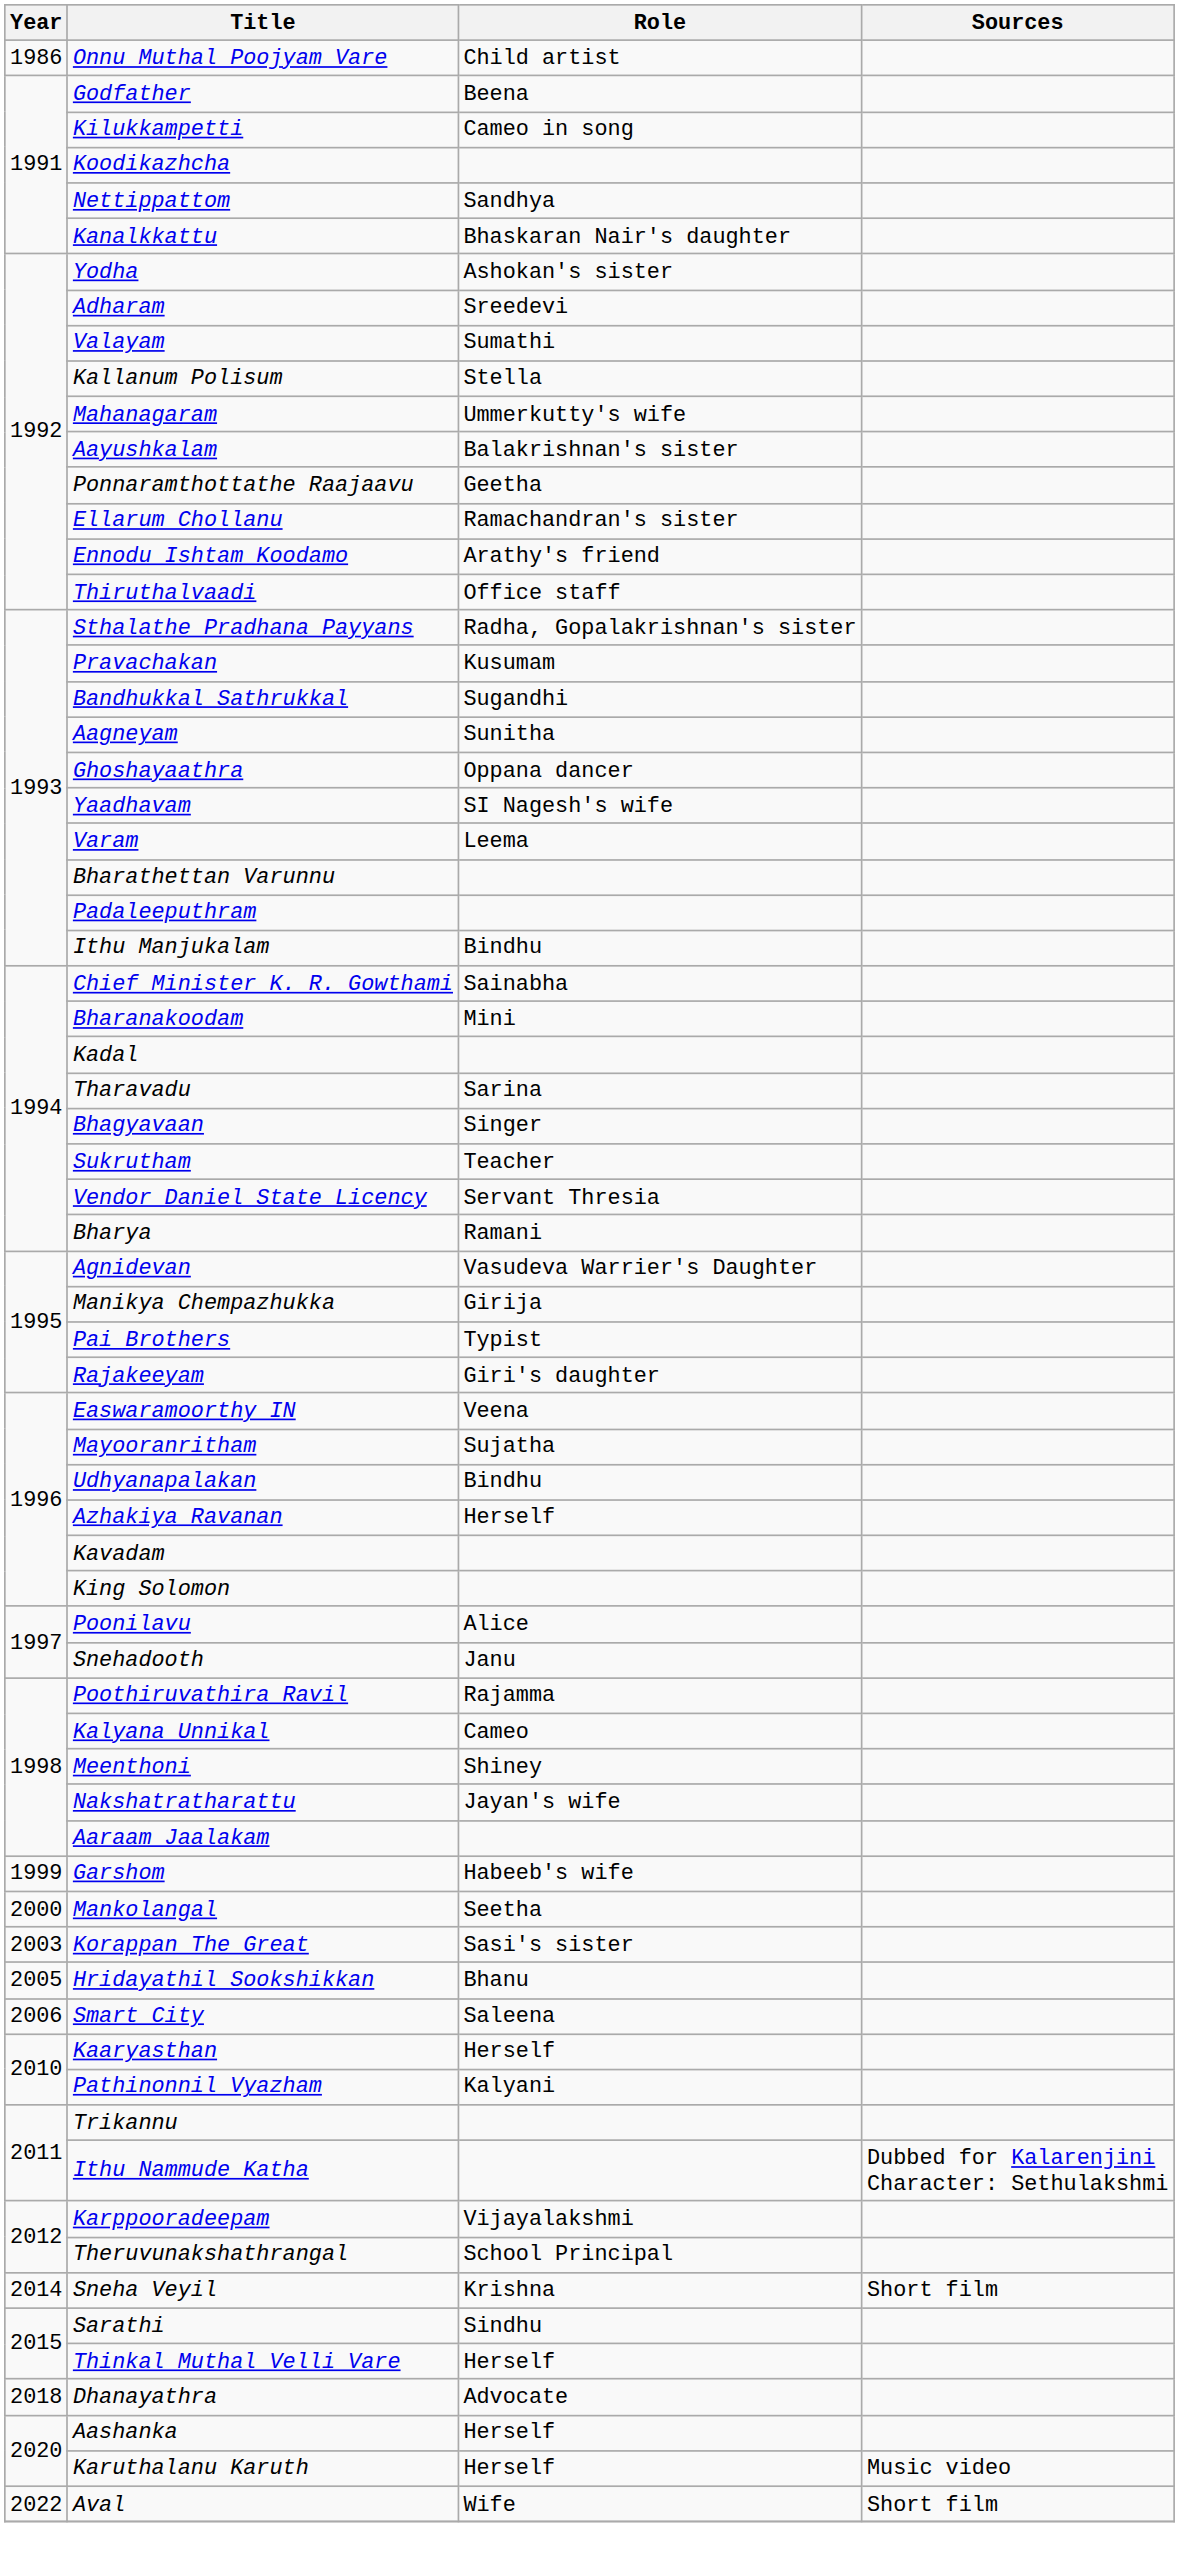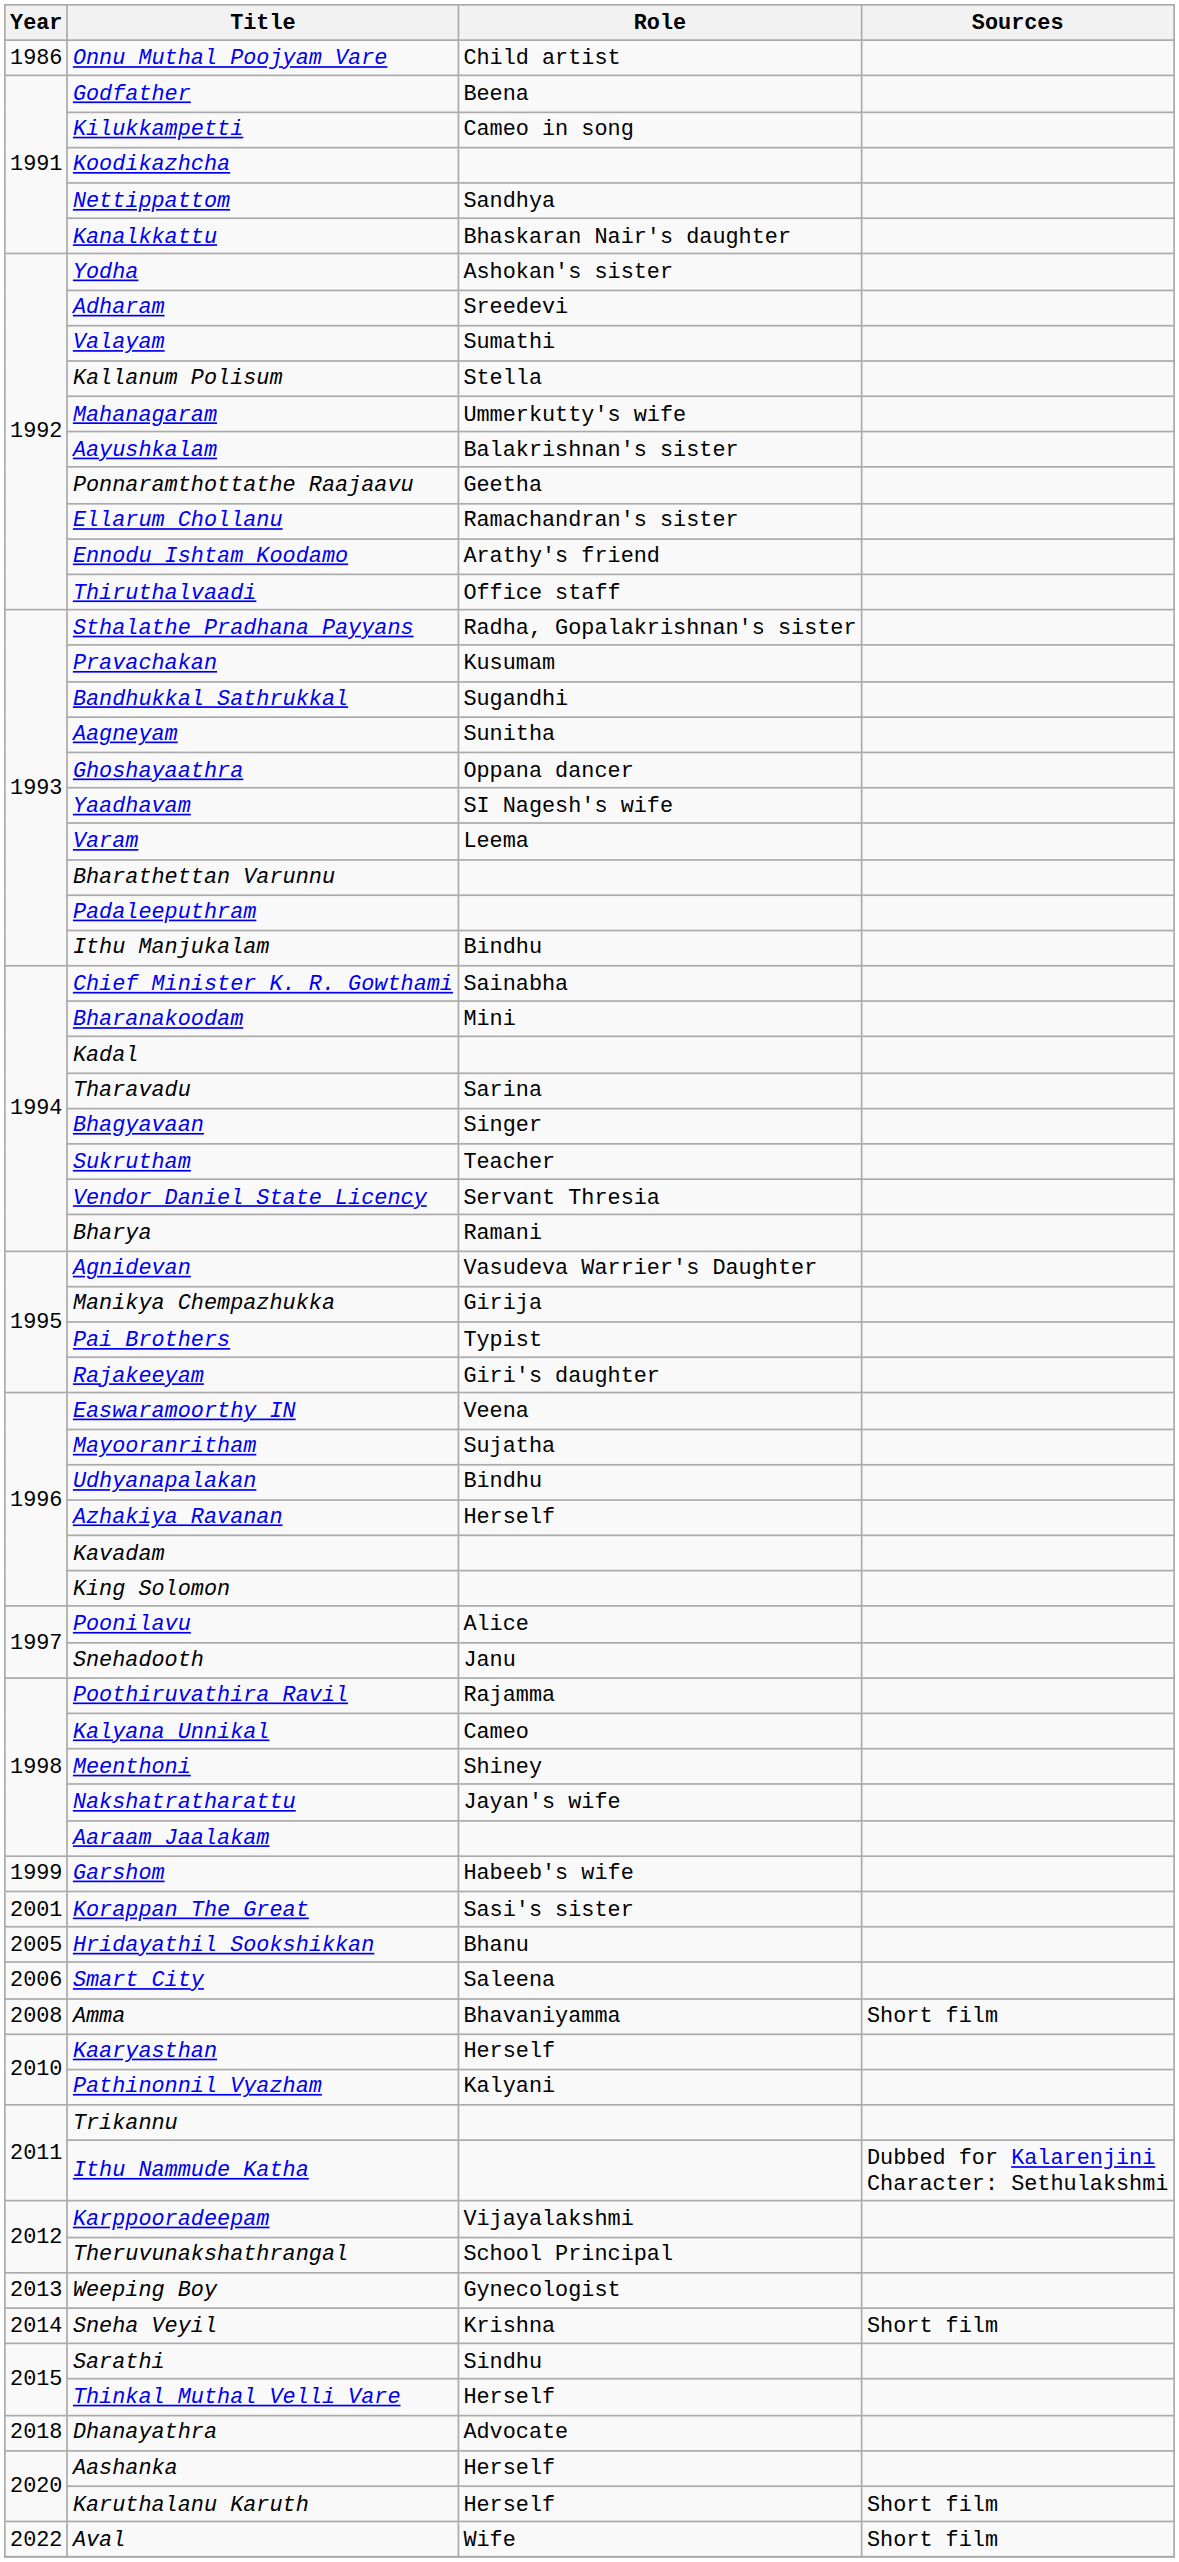- row: (145, 1909)
(36, 1945) 2003 -> (36, 1909) 2001
+ row: (99, 2016)
+ row: (145, 2290)
(939, 2468) Music video -> (933, 2504) Short film
